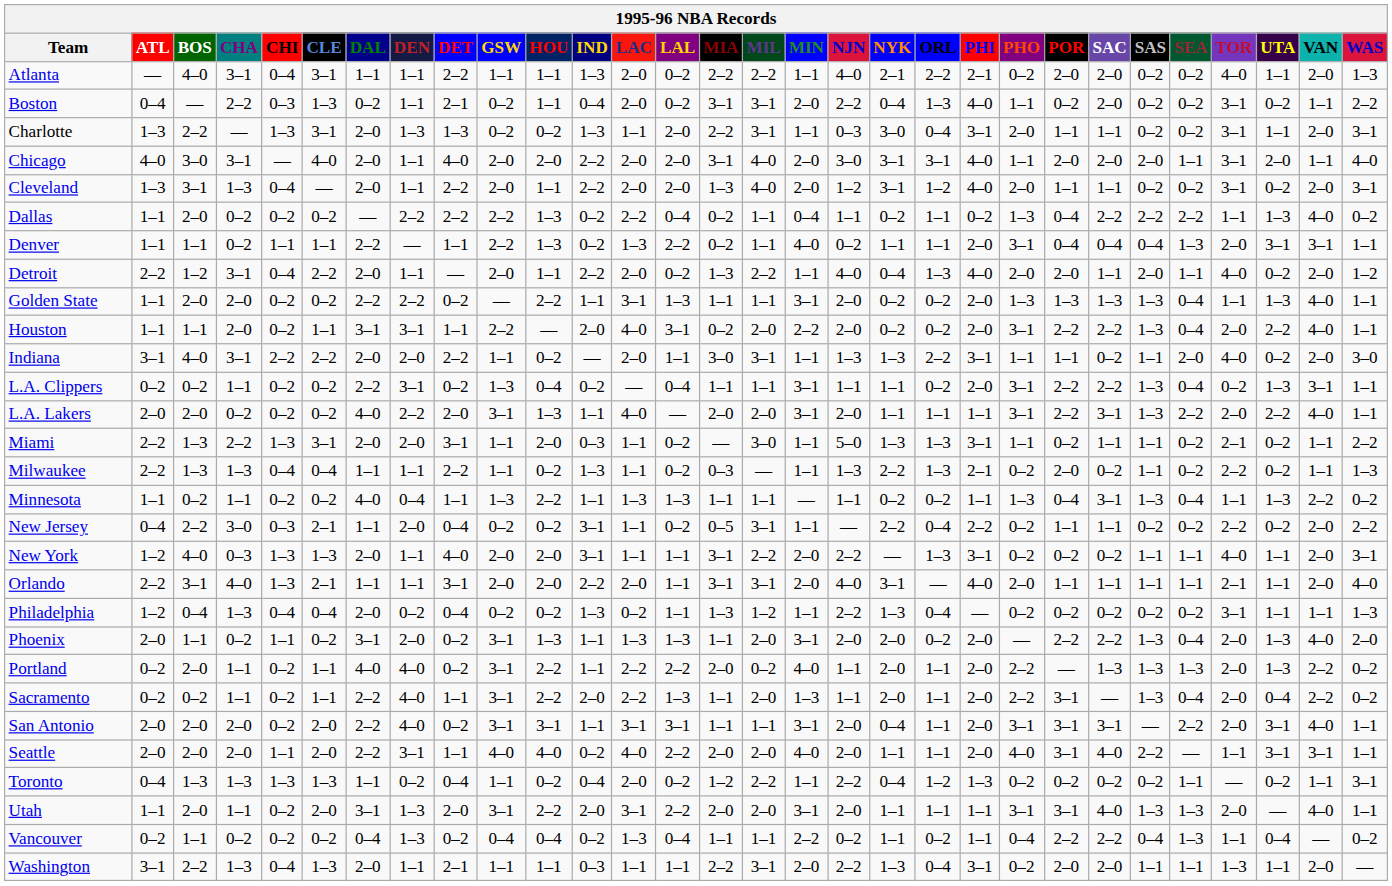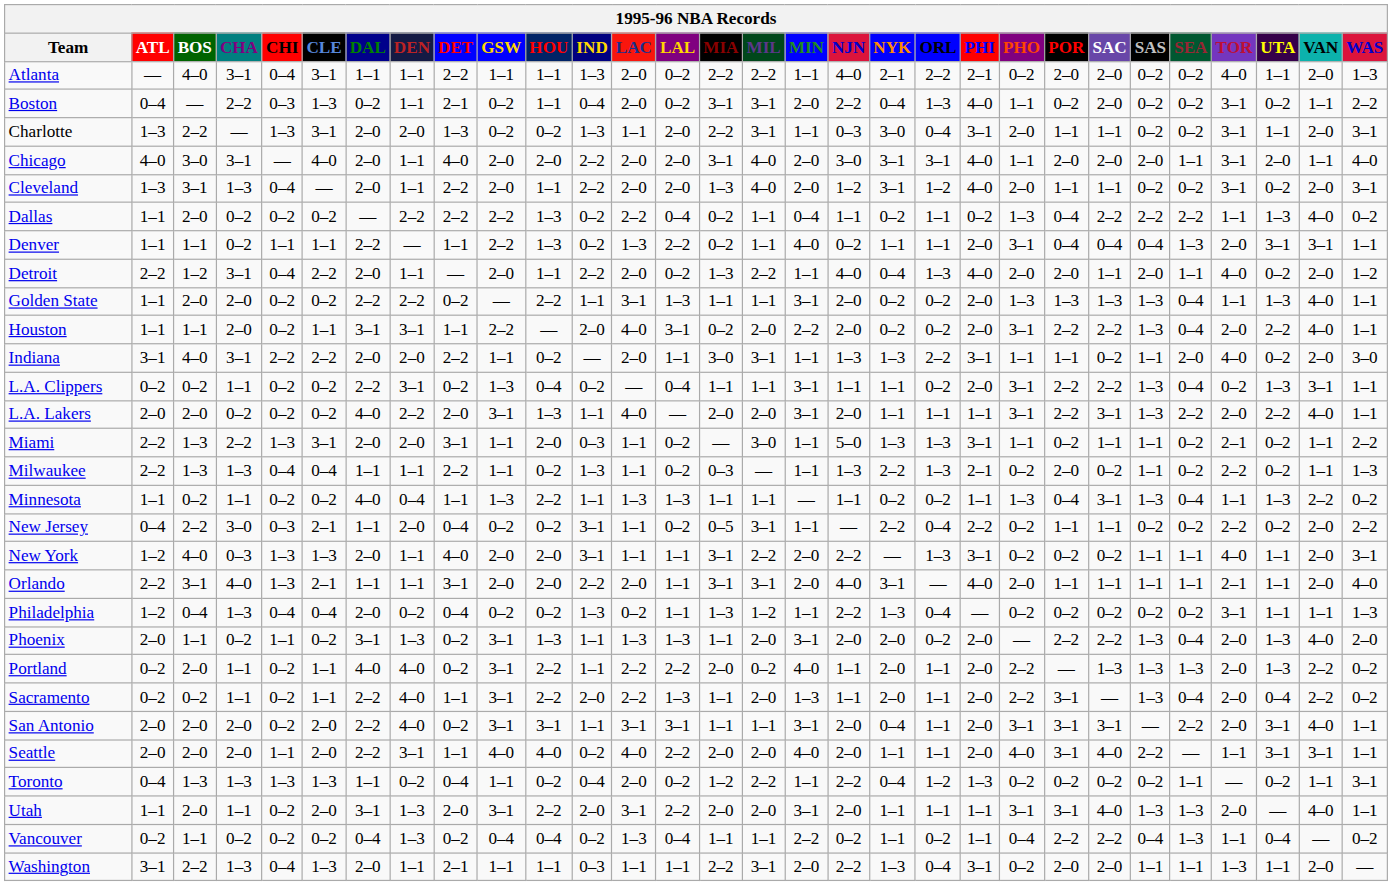(412, 132) 1–3 -> (412, 132) 2–0
(412, 640) 2–0 -> (412, 640) 1–3
